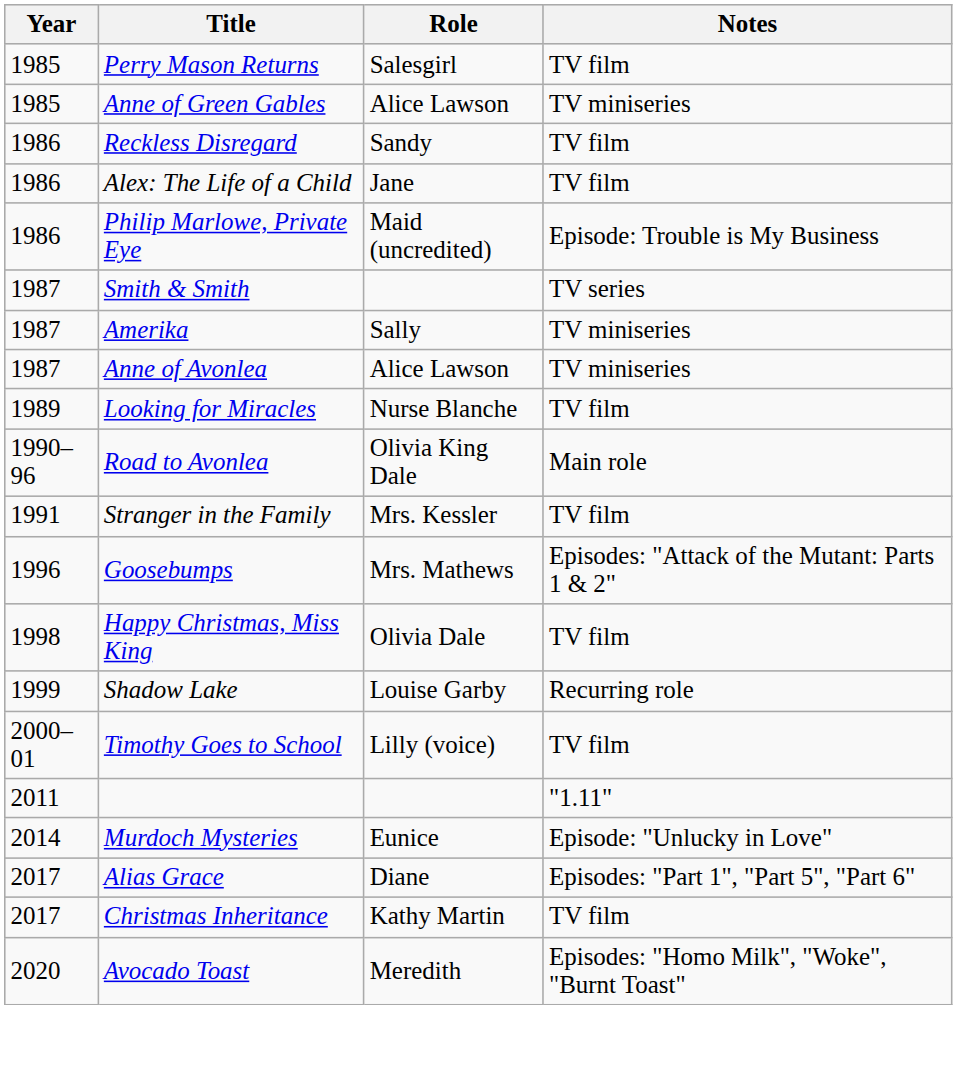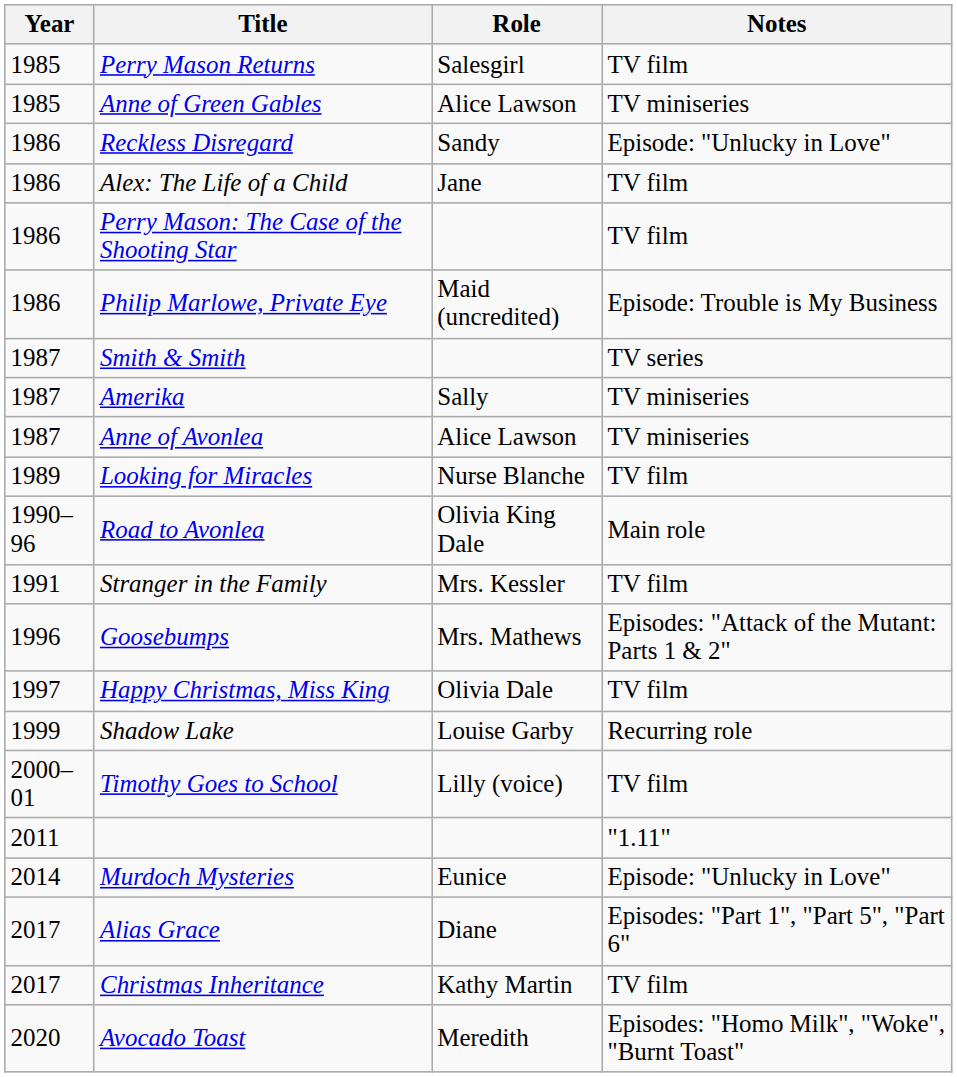(589, 143) TV film -> (749, 143) Episode: "Unlucky in Love"
+ row: (251, 236)
(35, 637) 1998 -> (35, 690) 1997
